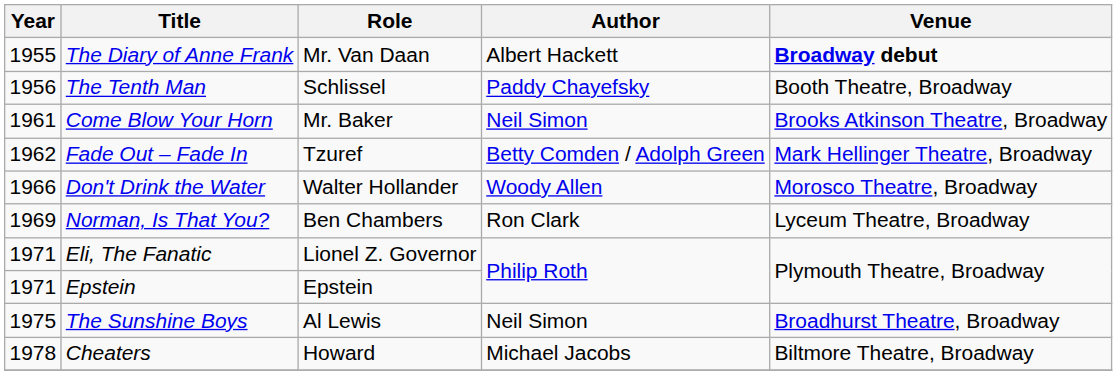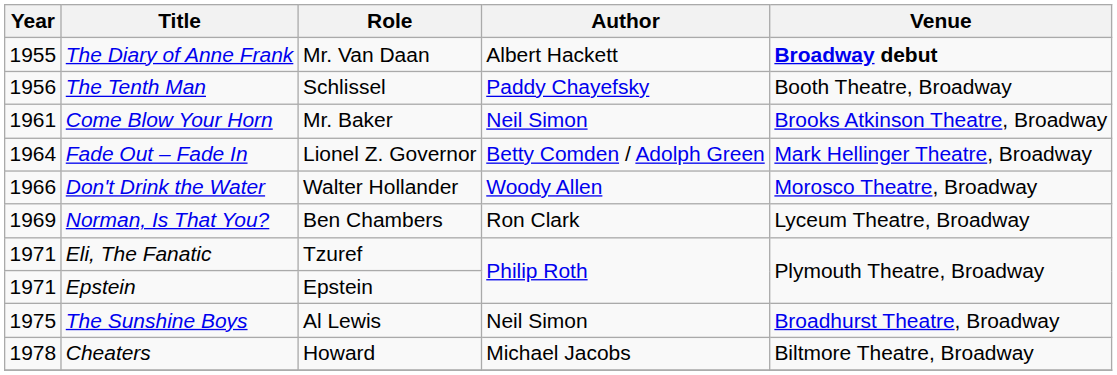(33, 154) 1962 -> (33, 154) 1964
(333, 154) Tzuref -> (390, 154) Lionel Z. Governor
(390, 253) Lionel Z. Governor -> (333, 253) Tzuref
